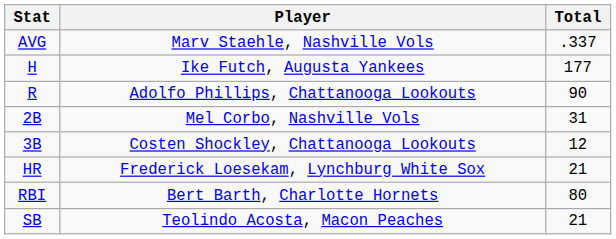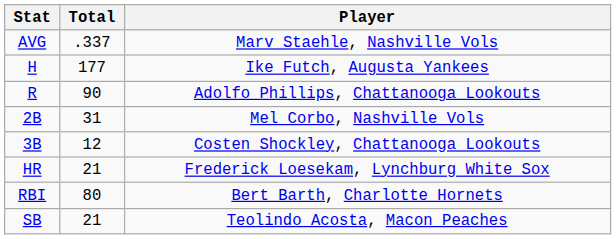columns swapped: (303, 17) <-> (578, 17)
